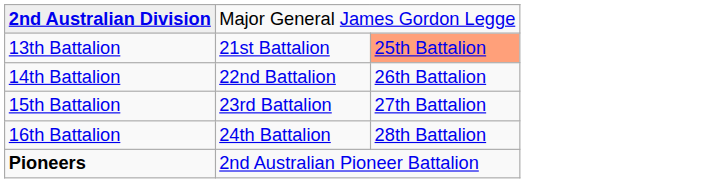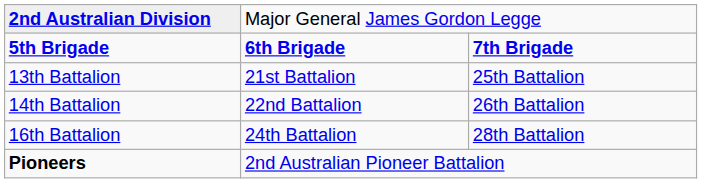+ row: (59, 47)
(430, 47) lightsalmon background -> (529, 76) no background
- row: (65, 105)
